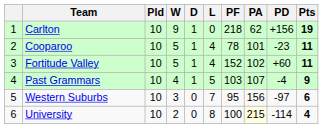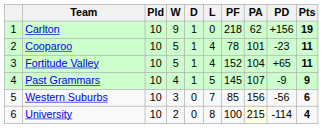(256, 64) 102 -> (256, 64) 104
(282, 64) +60 -> (282, 64) +65
(233, 81) 103 -> (233, 81) 145
(282, 81) -4 -> (282, 81) -9
(233, 98) 95 -> (233, 98) 85
(282, 98) -97 -> (282, 98) -56
